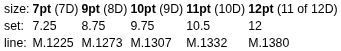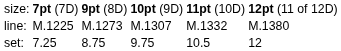rows swapped: (14, 26) <-> (15, 43)
